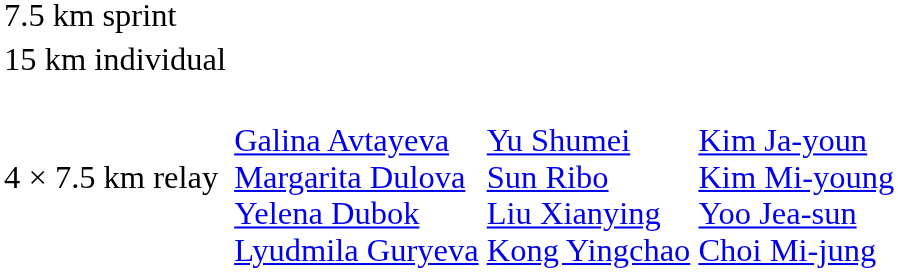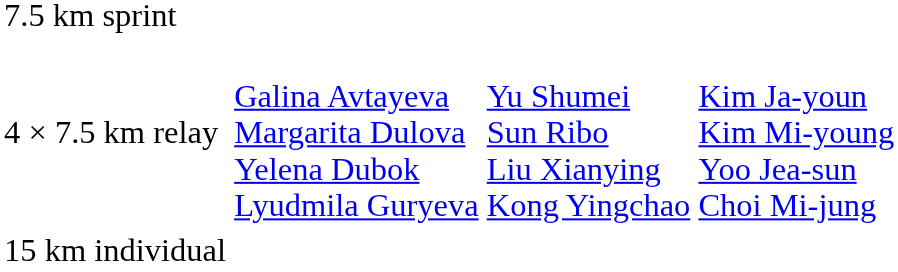rows swapped: (115, 59) <-> (111, 177)
